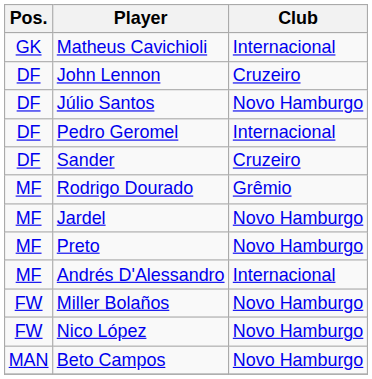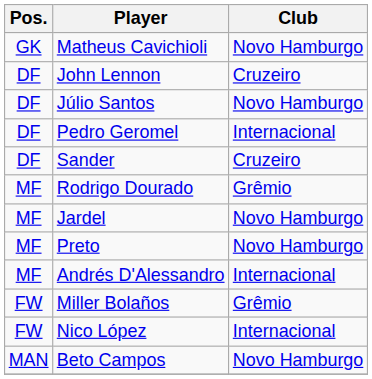(284, 47) Internacional -> (298, 47) Novo Hamburgo
(298, 302) Novo Hamburgo -> (262, 302) Grêmio
(298, 331) Novo Hamburgo -> (284, 331) Internacional
